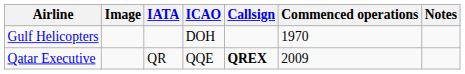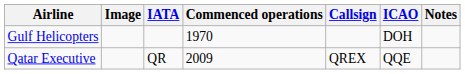columns swapped: (203, 15) <-> (350, 15)
(247, 58) bold -> (348, 58) normal
